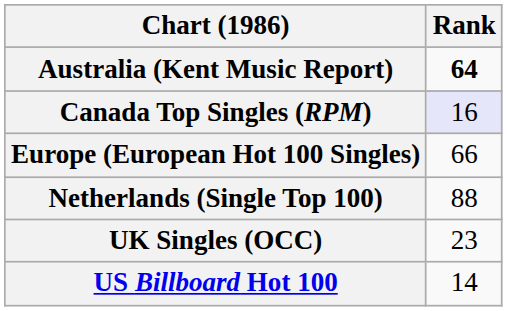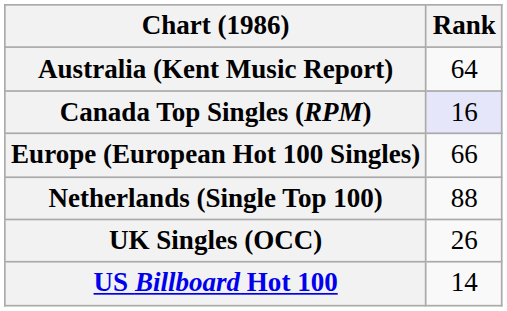(464, 68) bold -> (464, 68) normal
(464, 240) 23 -> (464, 240) 26
